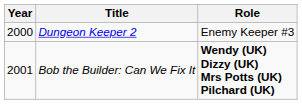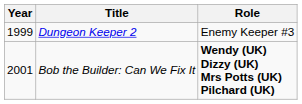(20, 32) 2000 -> (20, 32) 1999
